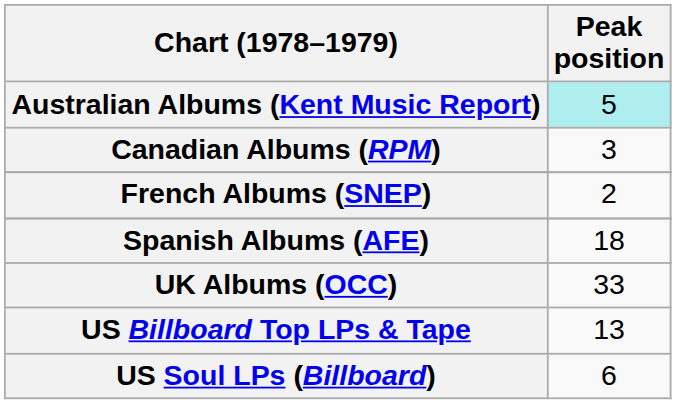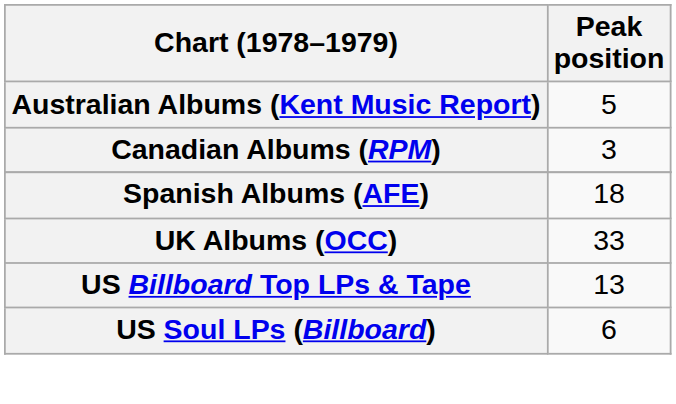(609, 104) paleturquoise background -> (609, 104) no background
- row: (276, 194)
